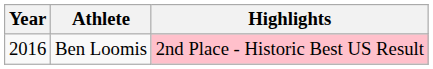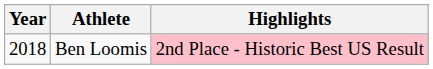(28, 49) 2016 -> (28, 49) 2018
